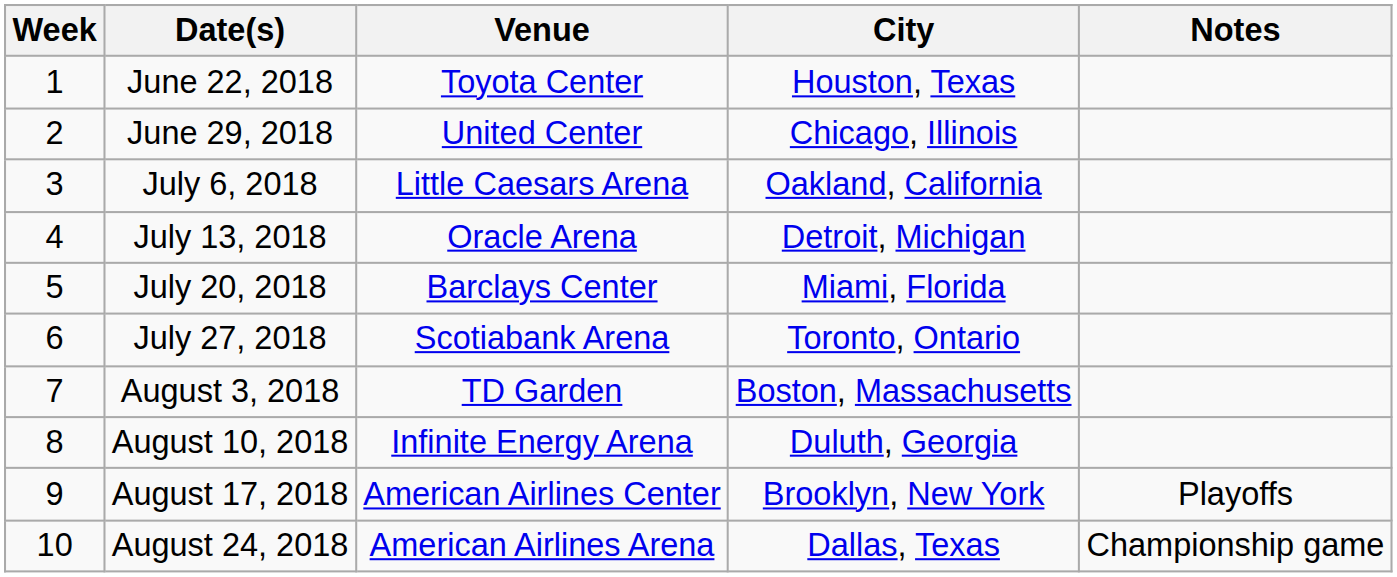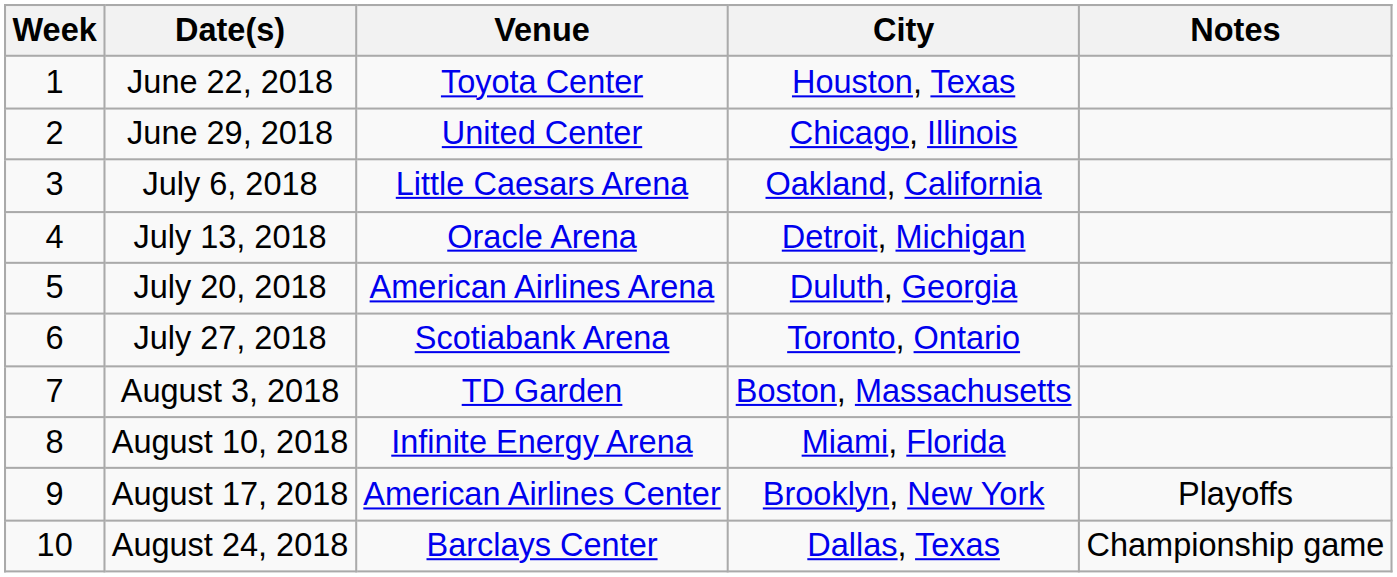(542, 287) Barclays Center -> (542, 287) American Airlines Arena
(904, 287) Miami, Florida -> (904, 287) Duluth, Georgia
(904, 442) Duluth, Georgia -> (904, 442) Miami, Florida
(542, 545) American Airlines Arena -> (542, 545) Barclays Center
